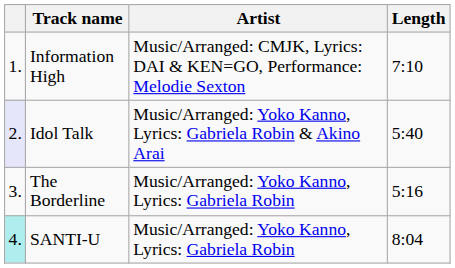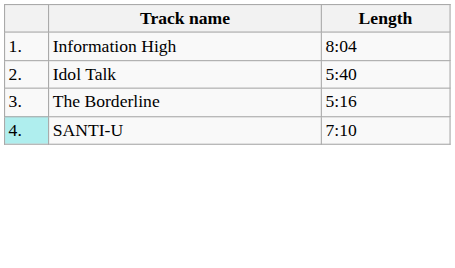- column: (258, 18)
(407, 66) 7:10 -> (341, 46) 8:04
(15, 133) lavender background -> (15, 74) no background
(407, 239) 8:04 -> (341, 130) 7:10
